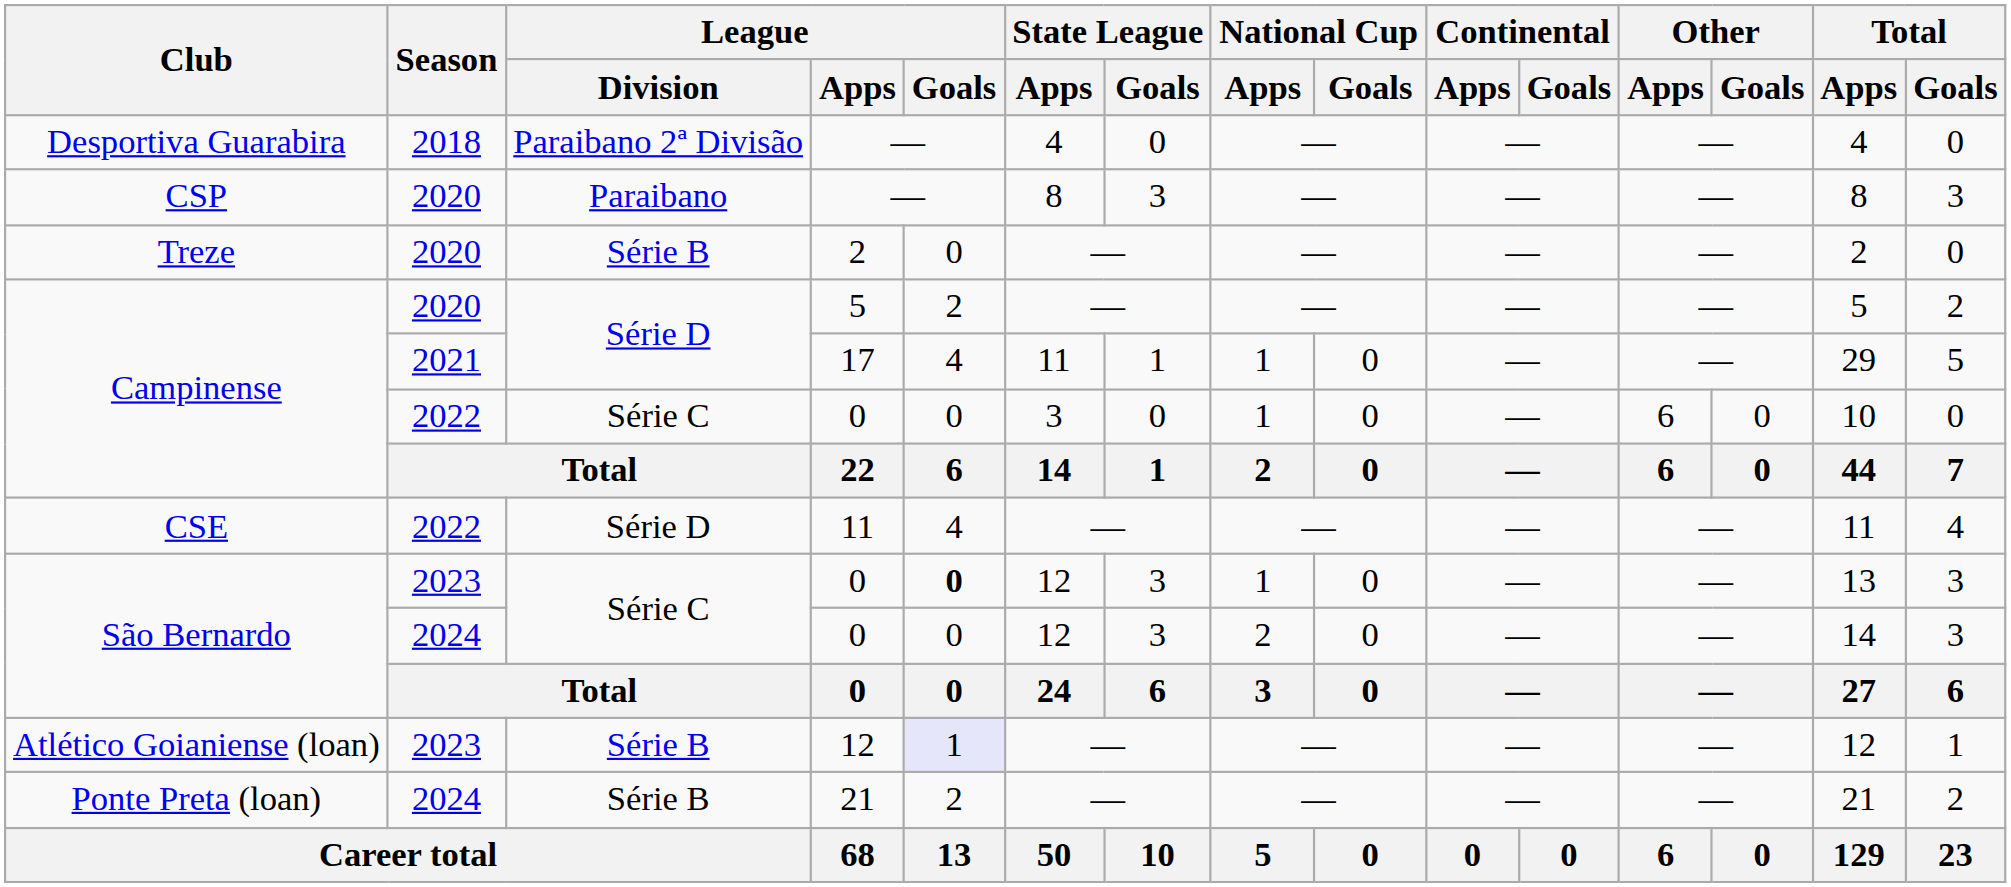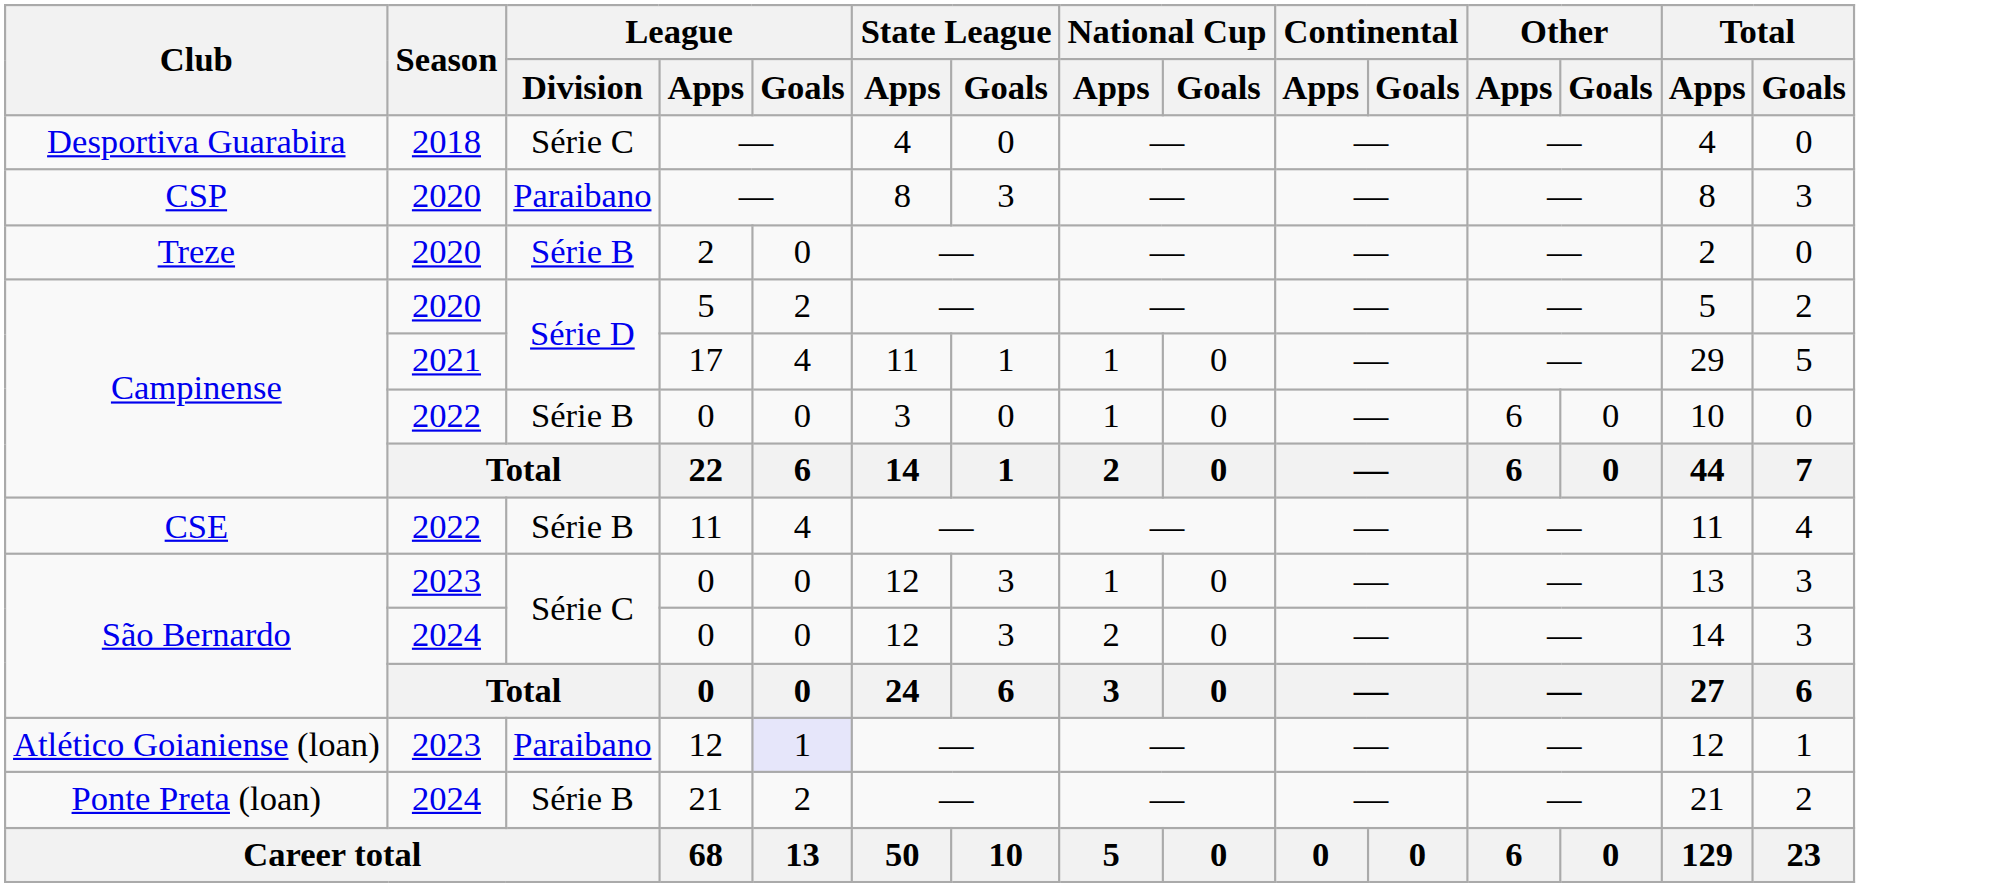(658, 141) Paraibano 2ª Divisão -> (582, 141) Série C
(658, 415) Série C -> (582, 415) Série B
(658, 525) Série D -> (582, 525) Série B
(954, 580) bold -> (802, 580) normal
(658, 744) Série B -> (582, 744) Paraibano
